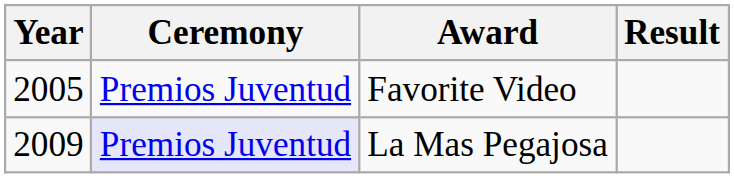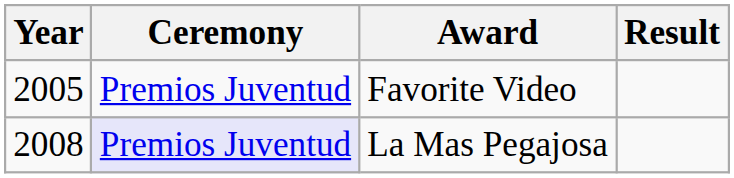(48, 144) 2009 -> (48, 144) 2008
